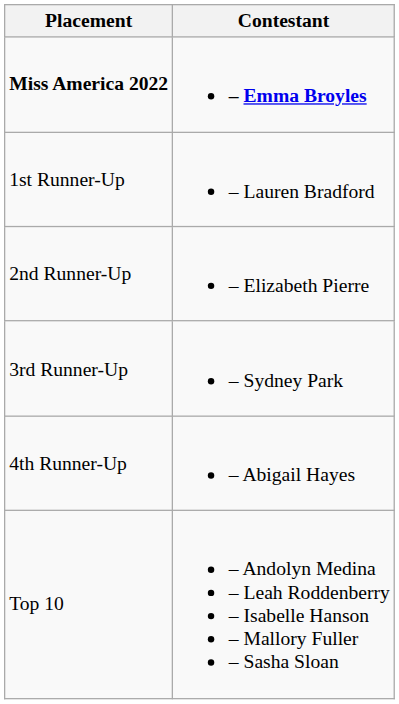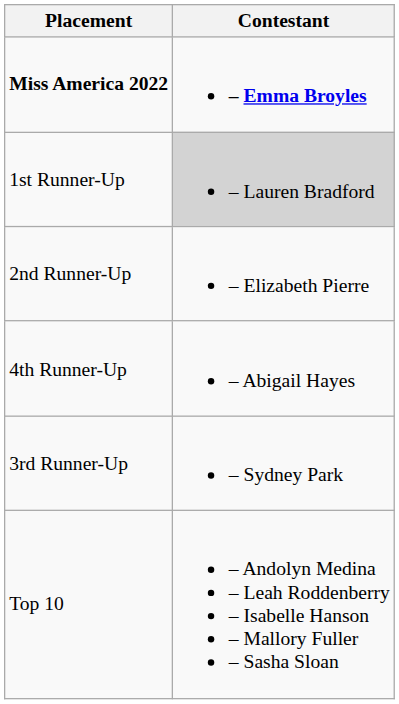(284, 191) no background -> (284, 191) lightgrey background
rows swapped: (69, 368) <-> (68, 463)
